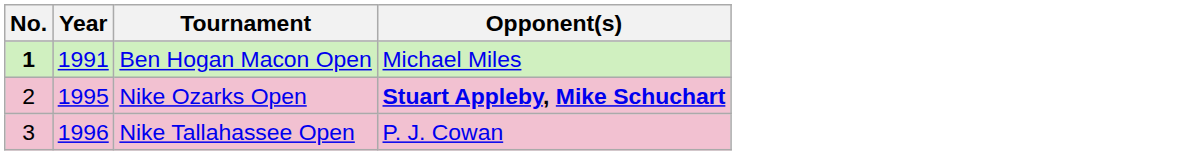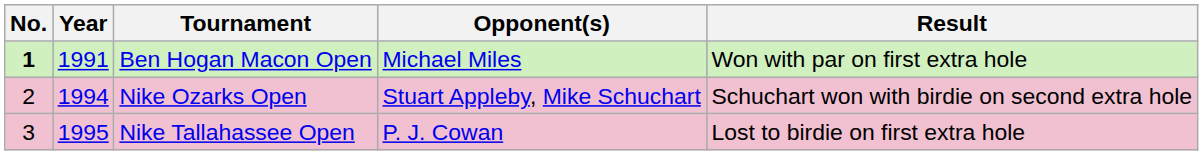+ column: (952, 23)
(83, 96) 1995 -> (83, 96) 1994
(554, 96) bold -> (542, 96) normal
(83, 132) 1996 -> (83, 132) 1995
